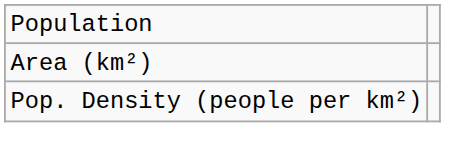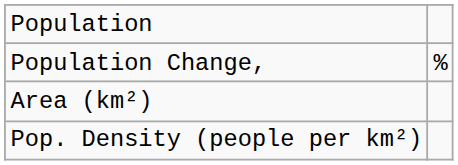+ row: (138, 63)
